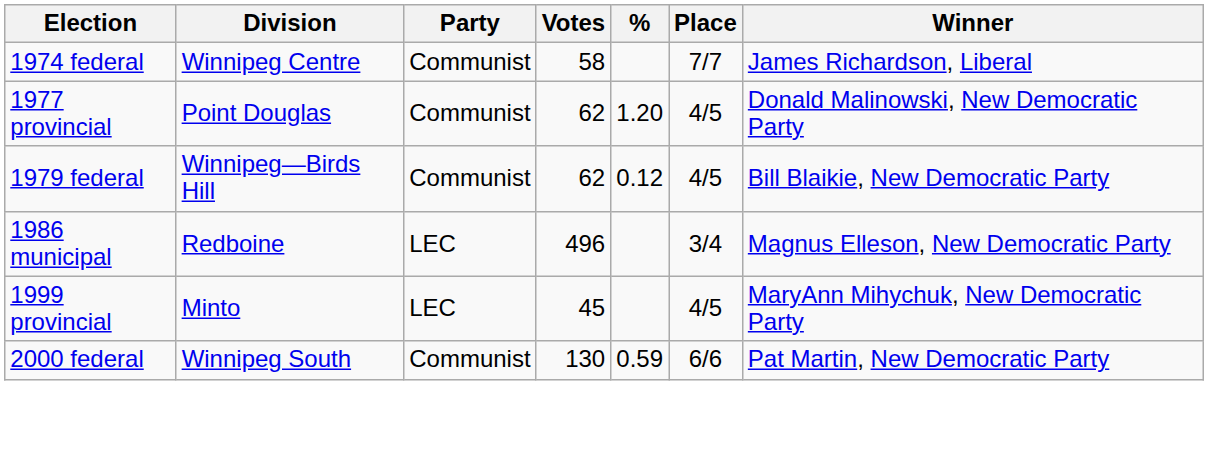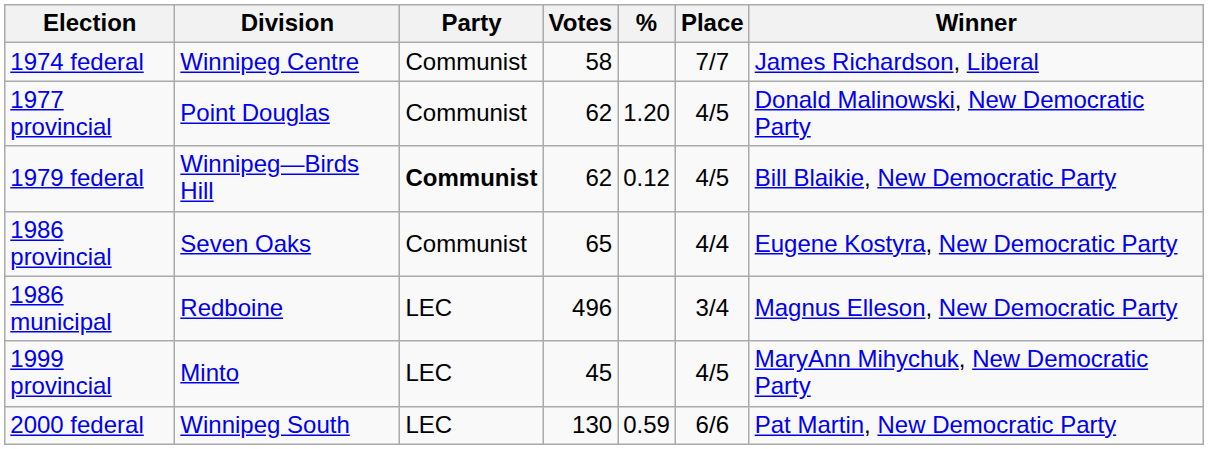(470, 178) normal -> (471, 178) bold
+ row: (61, 243)
(470, 359) Communist -> (429, 424) LEC
